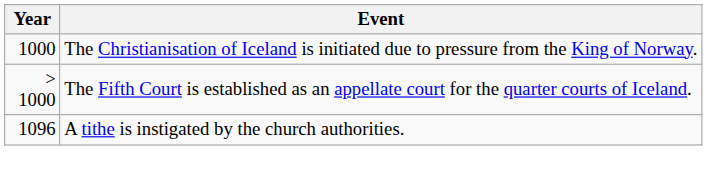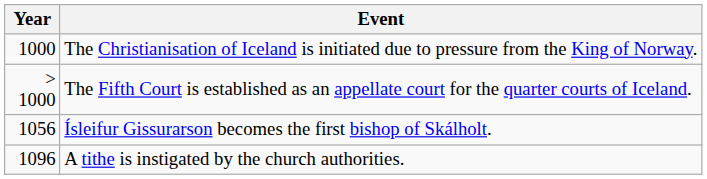+ row: (278, 129)
